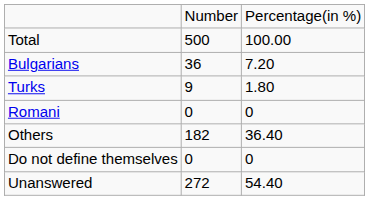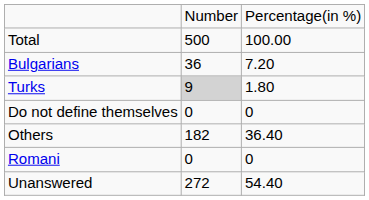(189, 87) no background -> (189, 87) lightgrey background
rows swapped: (34, 111) <-> (93, 159)
